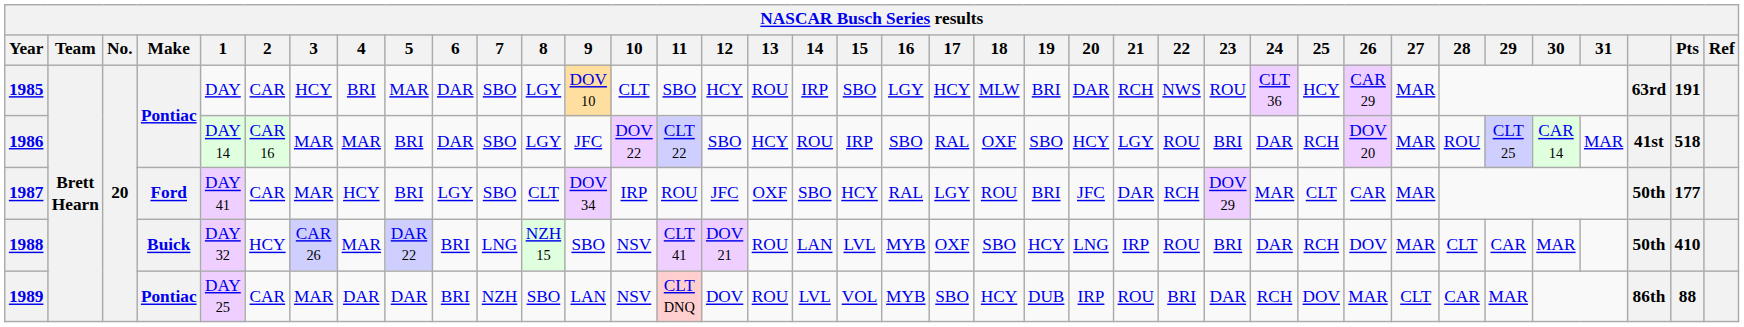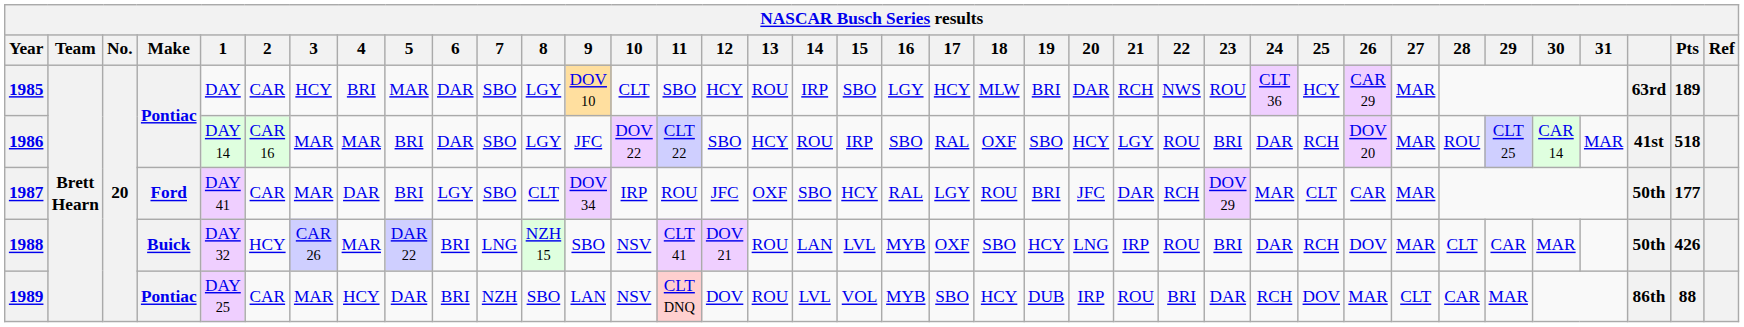(1687, 90) 191 -> (1687, 90) 189
(361, 193) HCY -> (361, 193) DAR
(1687, 244) 410 -> (1687, 244) 426
(361, 296) DAR -> (361, 296) HCY
